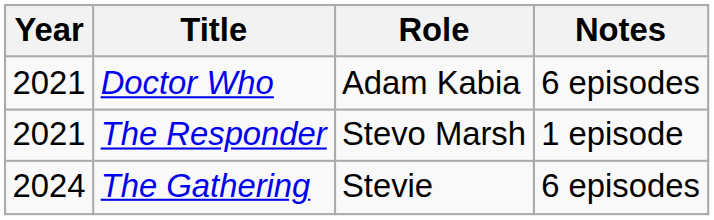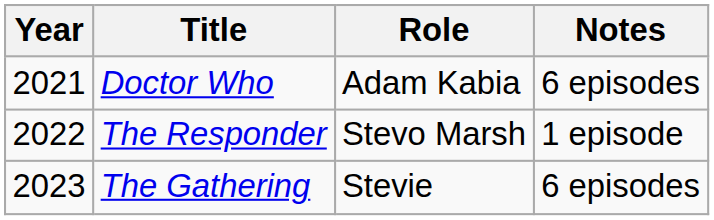(49, 134) 2021 -> (49, 134) 2022
(49, 186) 2024 -> (49, 186) 2023
